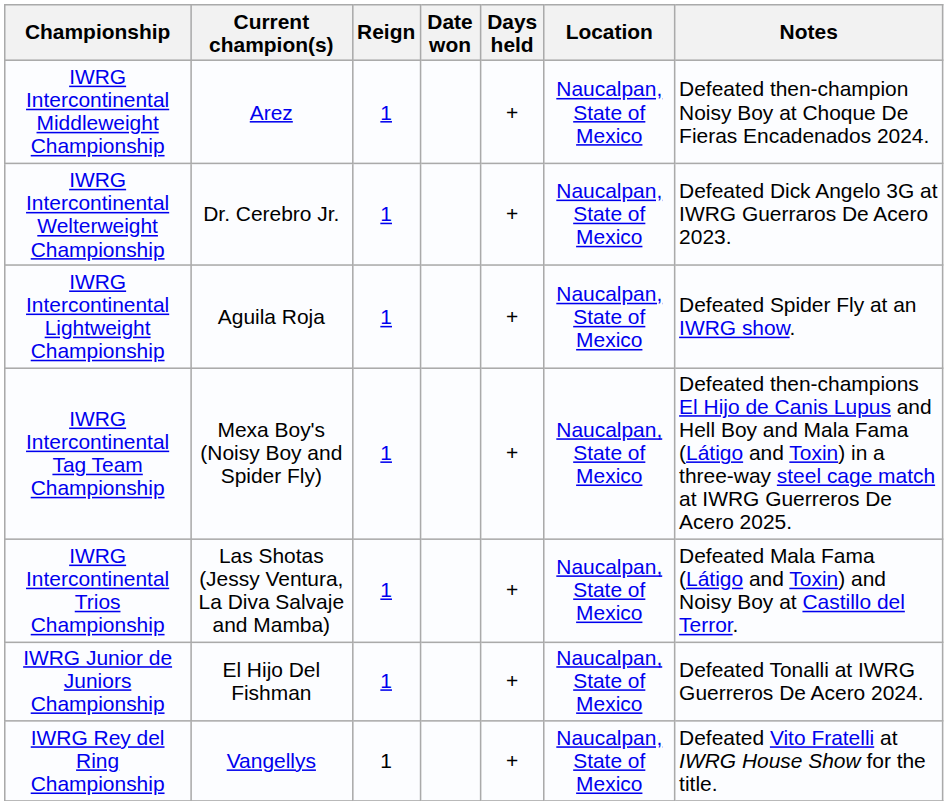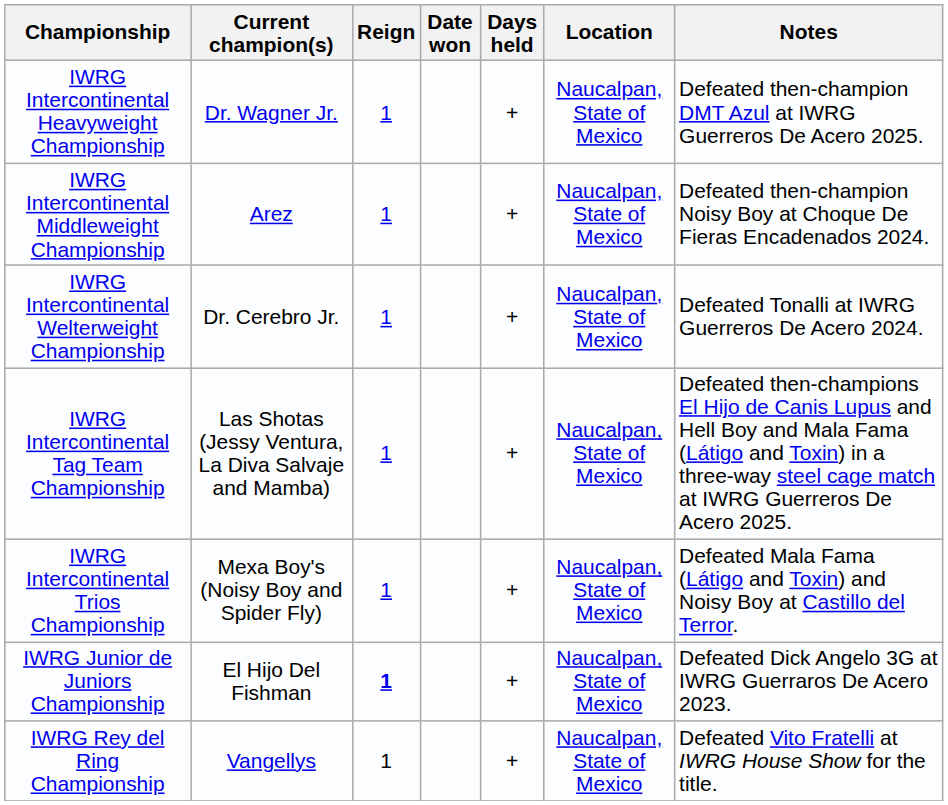+ row: (98, 112)
(808, 214) Defeated Dick Angelo 3G at IWRG Guerraros De Acero 2023. -> (801, 316) Defeated Tonalli at IWRG Guerreros De Acero 2024.
- row: (98, 316)
(271, 453) Mexa Boy's (Noisy Boy and Spider Fly) -> (271, 453) Las Shotas (Jessy Ventura, La Diva Salvaje and Mamba)
(271, 590) Las Shotas (Jessy Ventura, La Diva Salvaje and Mamba) -> (271, 590) Mexa Boy's (Noisy Boy and Spider Fly)
(386, 681) normal -> (386, 681) bold
(801, 681) Defeated Tonalli at IWRG Guerreros De Acero 2024. -> (808, 681) Defeated Dick Angelo 3G at IWRG Guerraros De Acero 2023.
